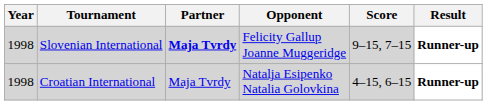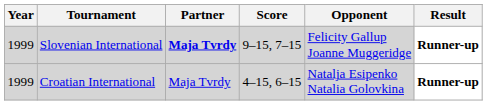columns swapped: (294, 15) <-> (382, 15)
(21, 45) 1998 -> (21, 45) 1999
(21, 82) 1998 -> (21, 82) 1999
